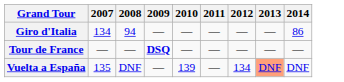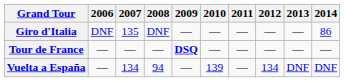+ column: (102, 13)
(102, 31) 134 -> (130, 31) 135
(130, 31) 94 -> (158, 31) DNF
(102, 67) 135 -> (130, 67) 134
(130, 67) DNF -> (158, 67) 94
(270, 67) lightsalmon background -> (298, 67) no background
